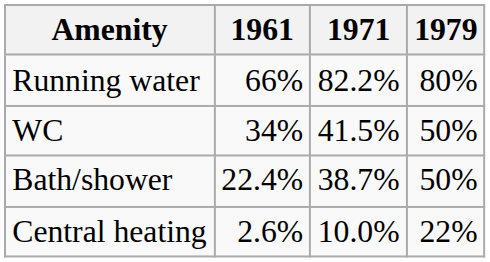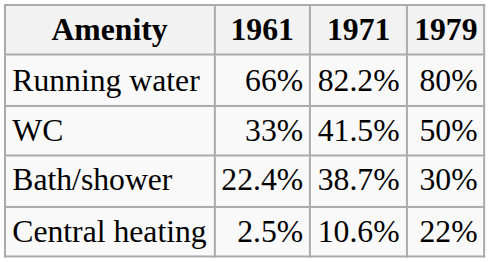(274, 130) 34% -> (274, 130) 33%
(448, 180) 50% -> (448, 180) 30%
(270, 230) 2.6% -> (270, 230) 2.5%
(359, 230) 10.0% -> (359, 230) 10.6%
